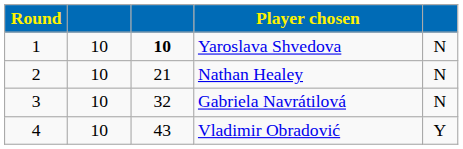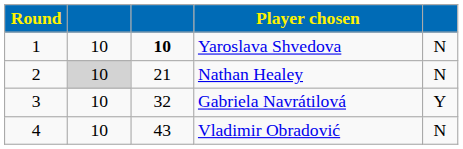(99, 74) no background -> (99, 74) lightgrey background
(440, 102) N -> (440, 102) Y
(440, 130) Y -> (440, 130) N
